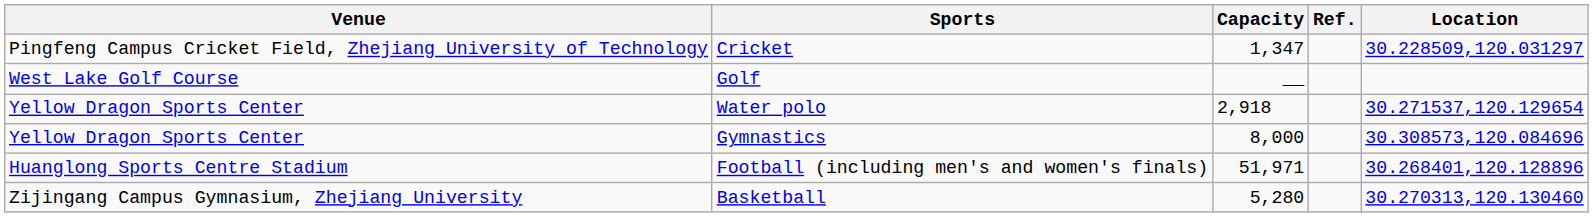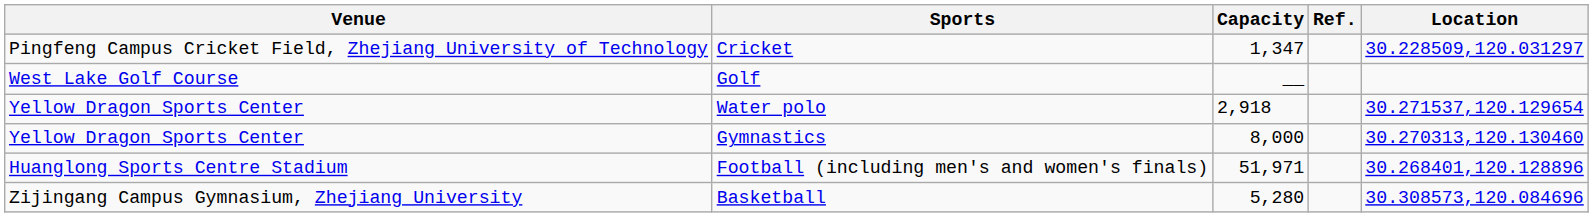(1475, 138) 30.308573,120.084696 -> (1475, 138) 30.270313,120.130460
(1475, 198) 30.270313,120.130460 -> (1475, 198) 30.308573,120.084696
